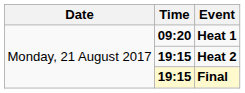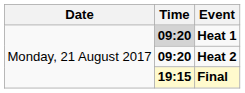(174, 35) no background -> (174, 35) lightgrey background
(174, 56) 19:15 -> (174, 56) 09:20
